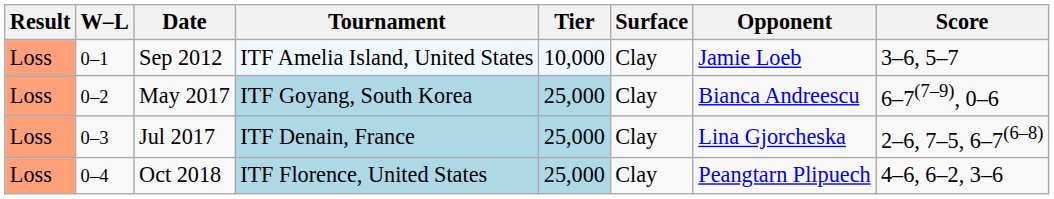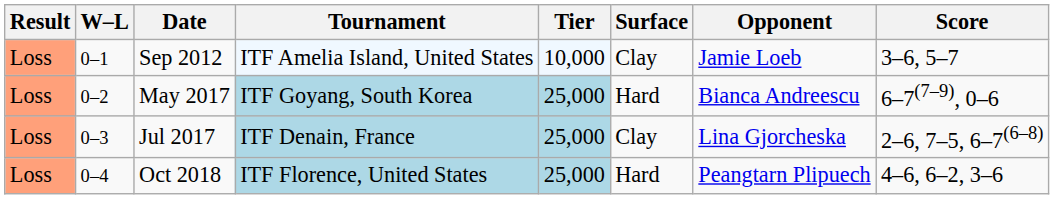(636, 95) Clay -> (637, 95) Hard
(636, 175) Clay -> (637, 175) Hard
